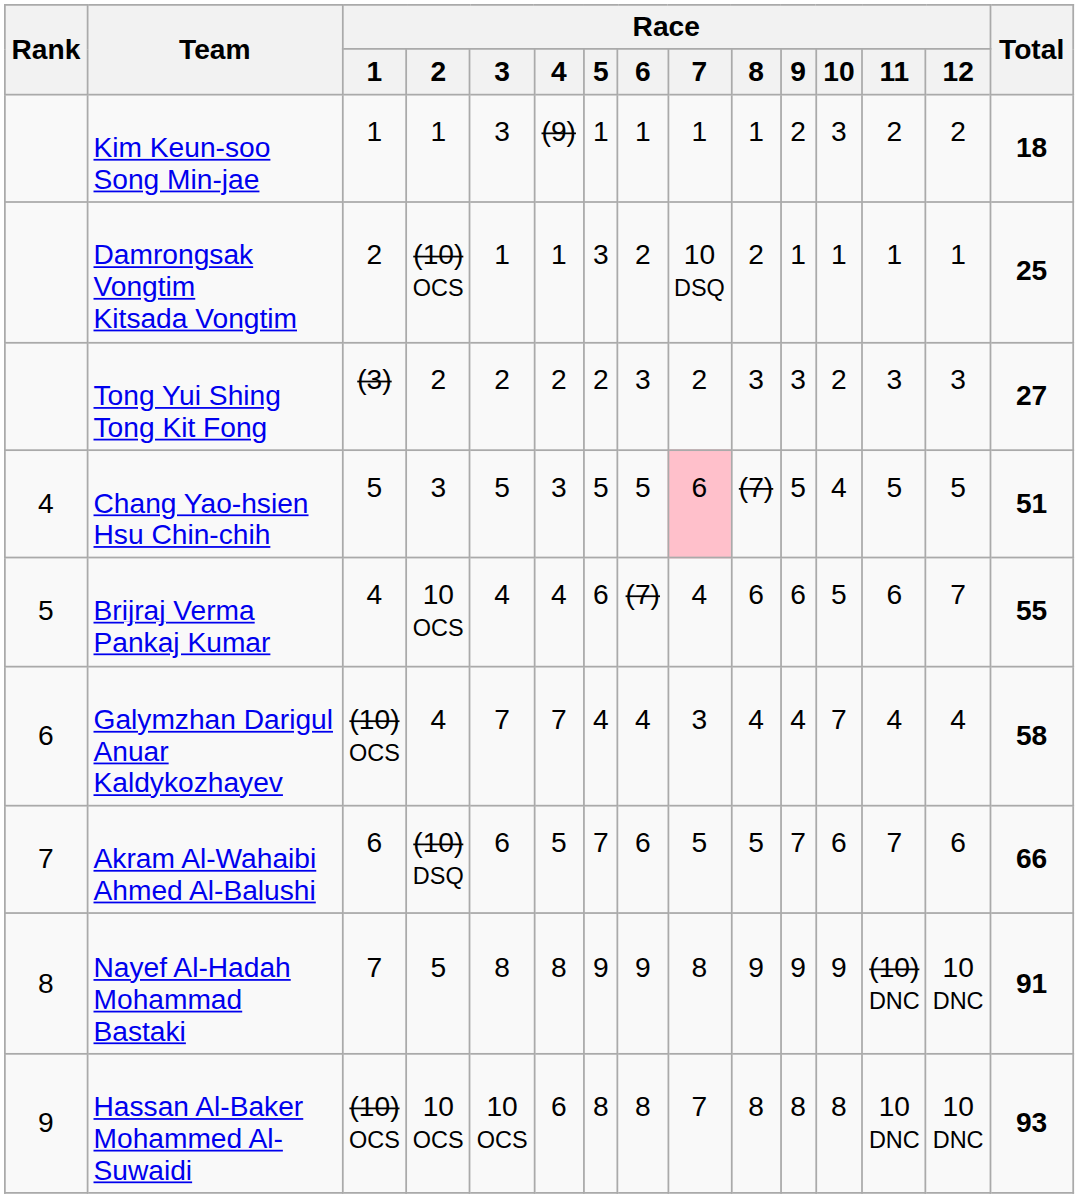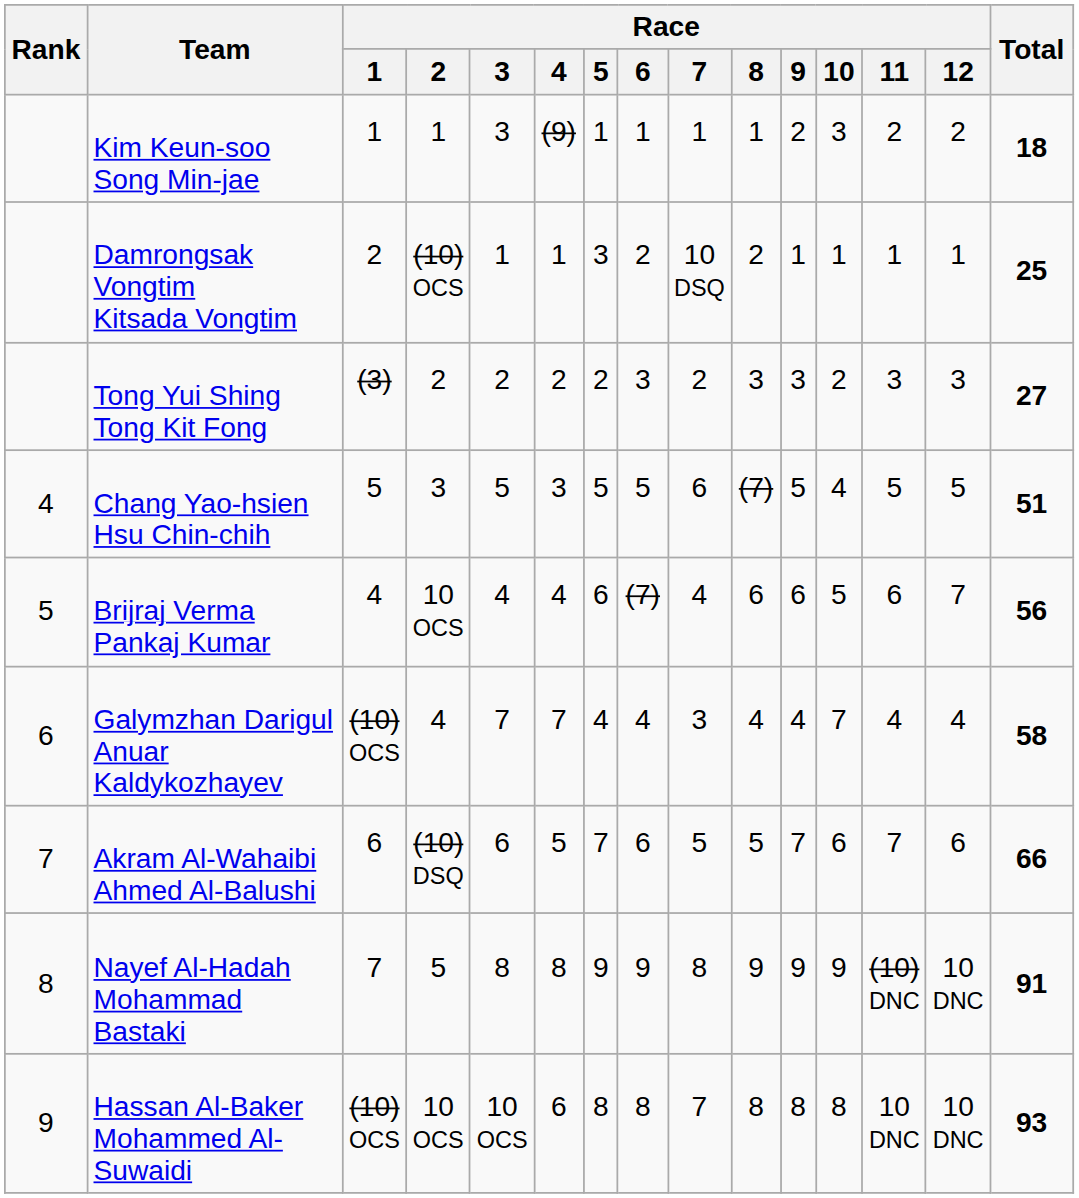(699, 503) pink background -> (699, 503) no background
(1032, 611) 55 -> (1032, 611) 56
